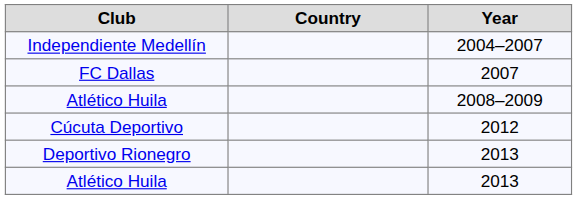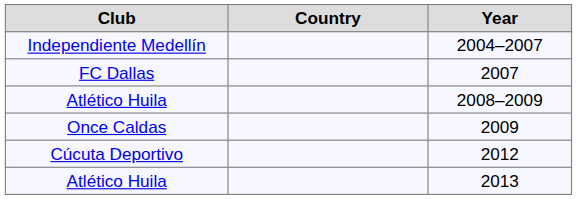+ row: (117, 127)
- row: (117, 154)
